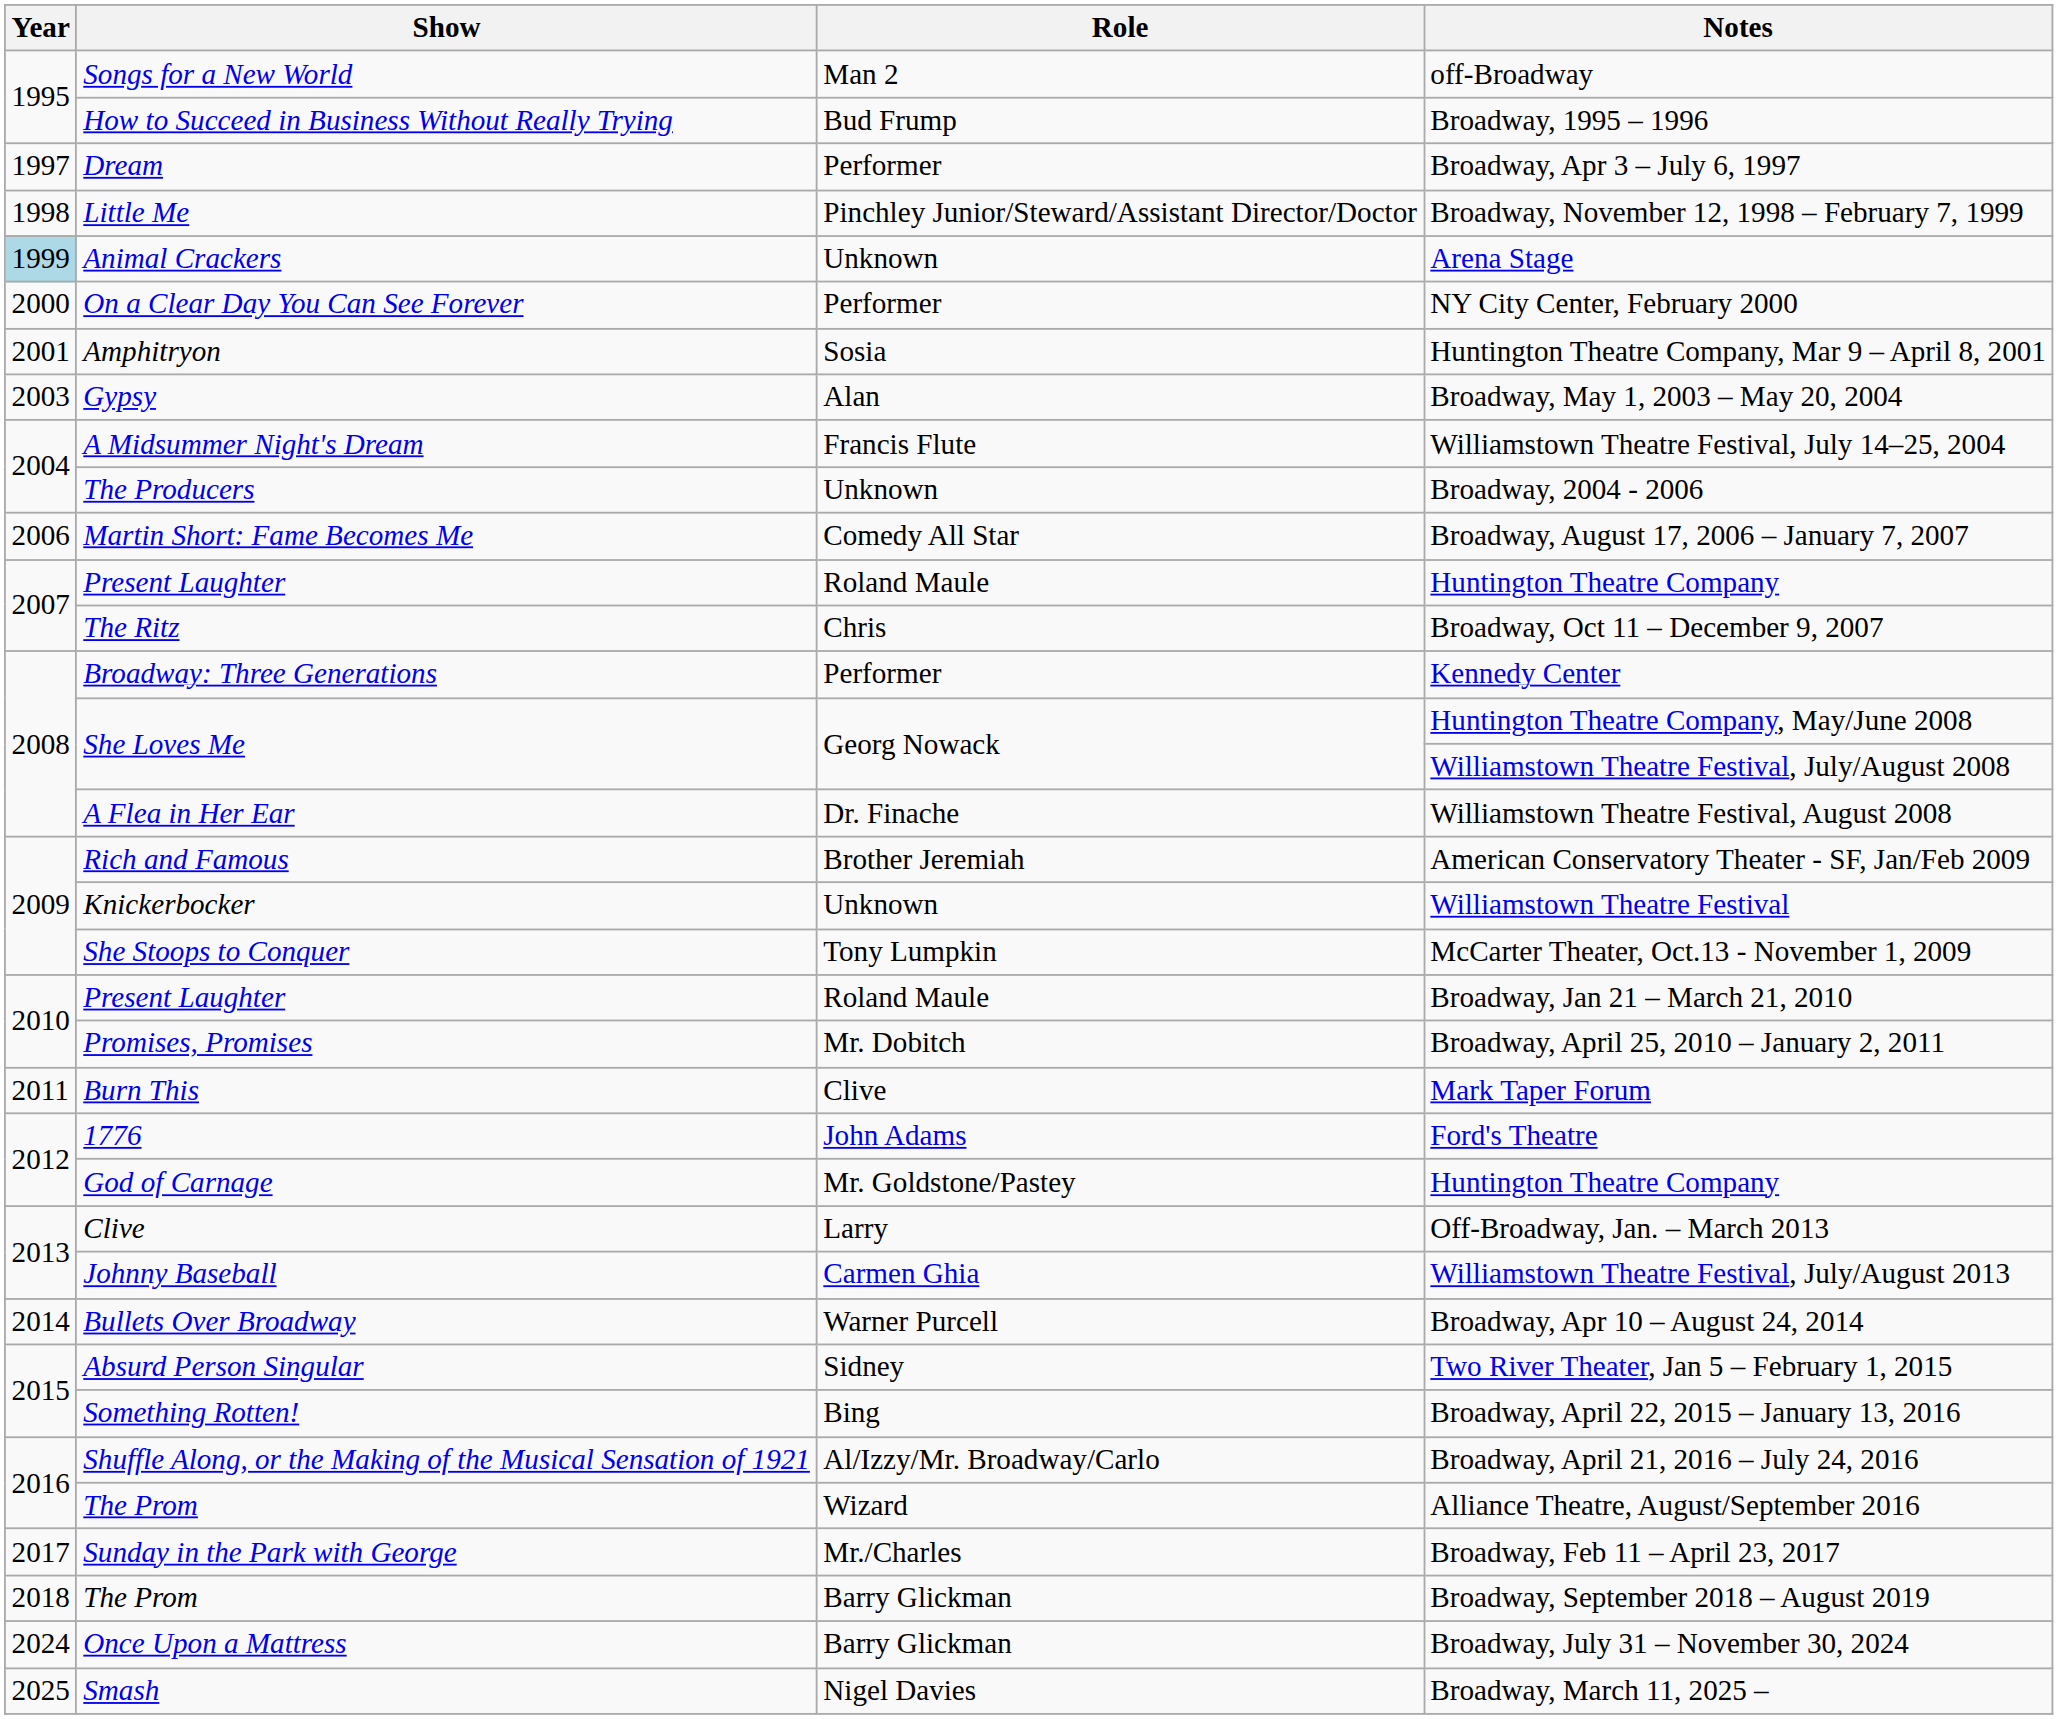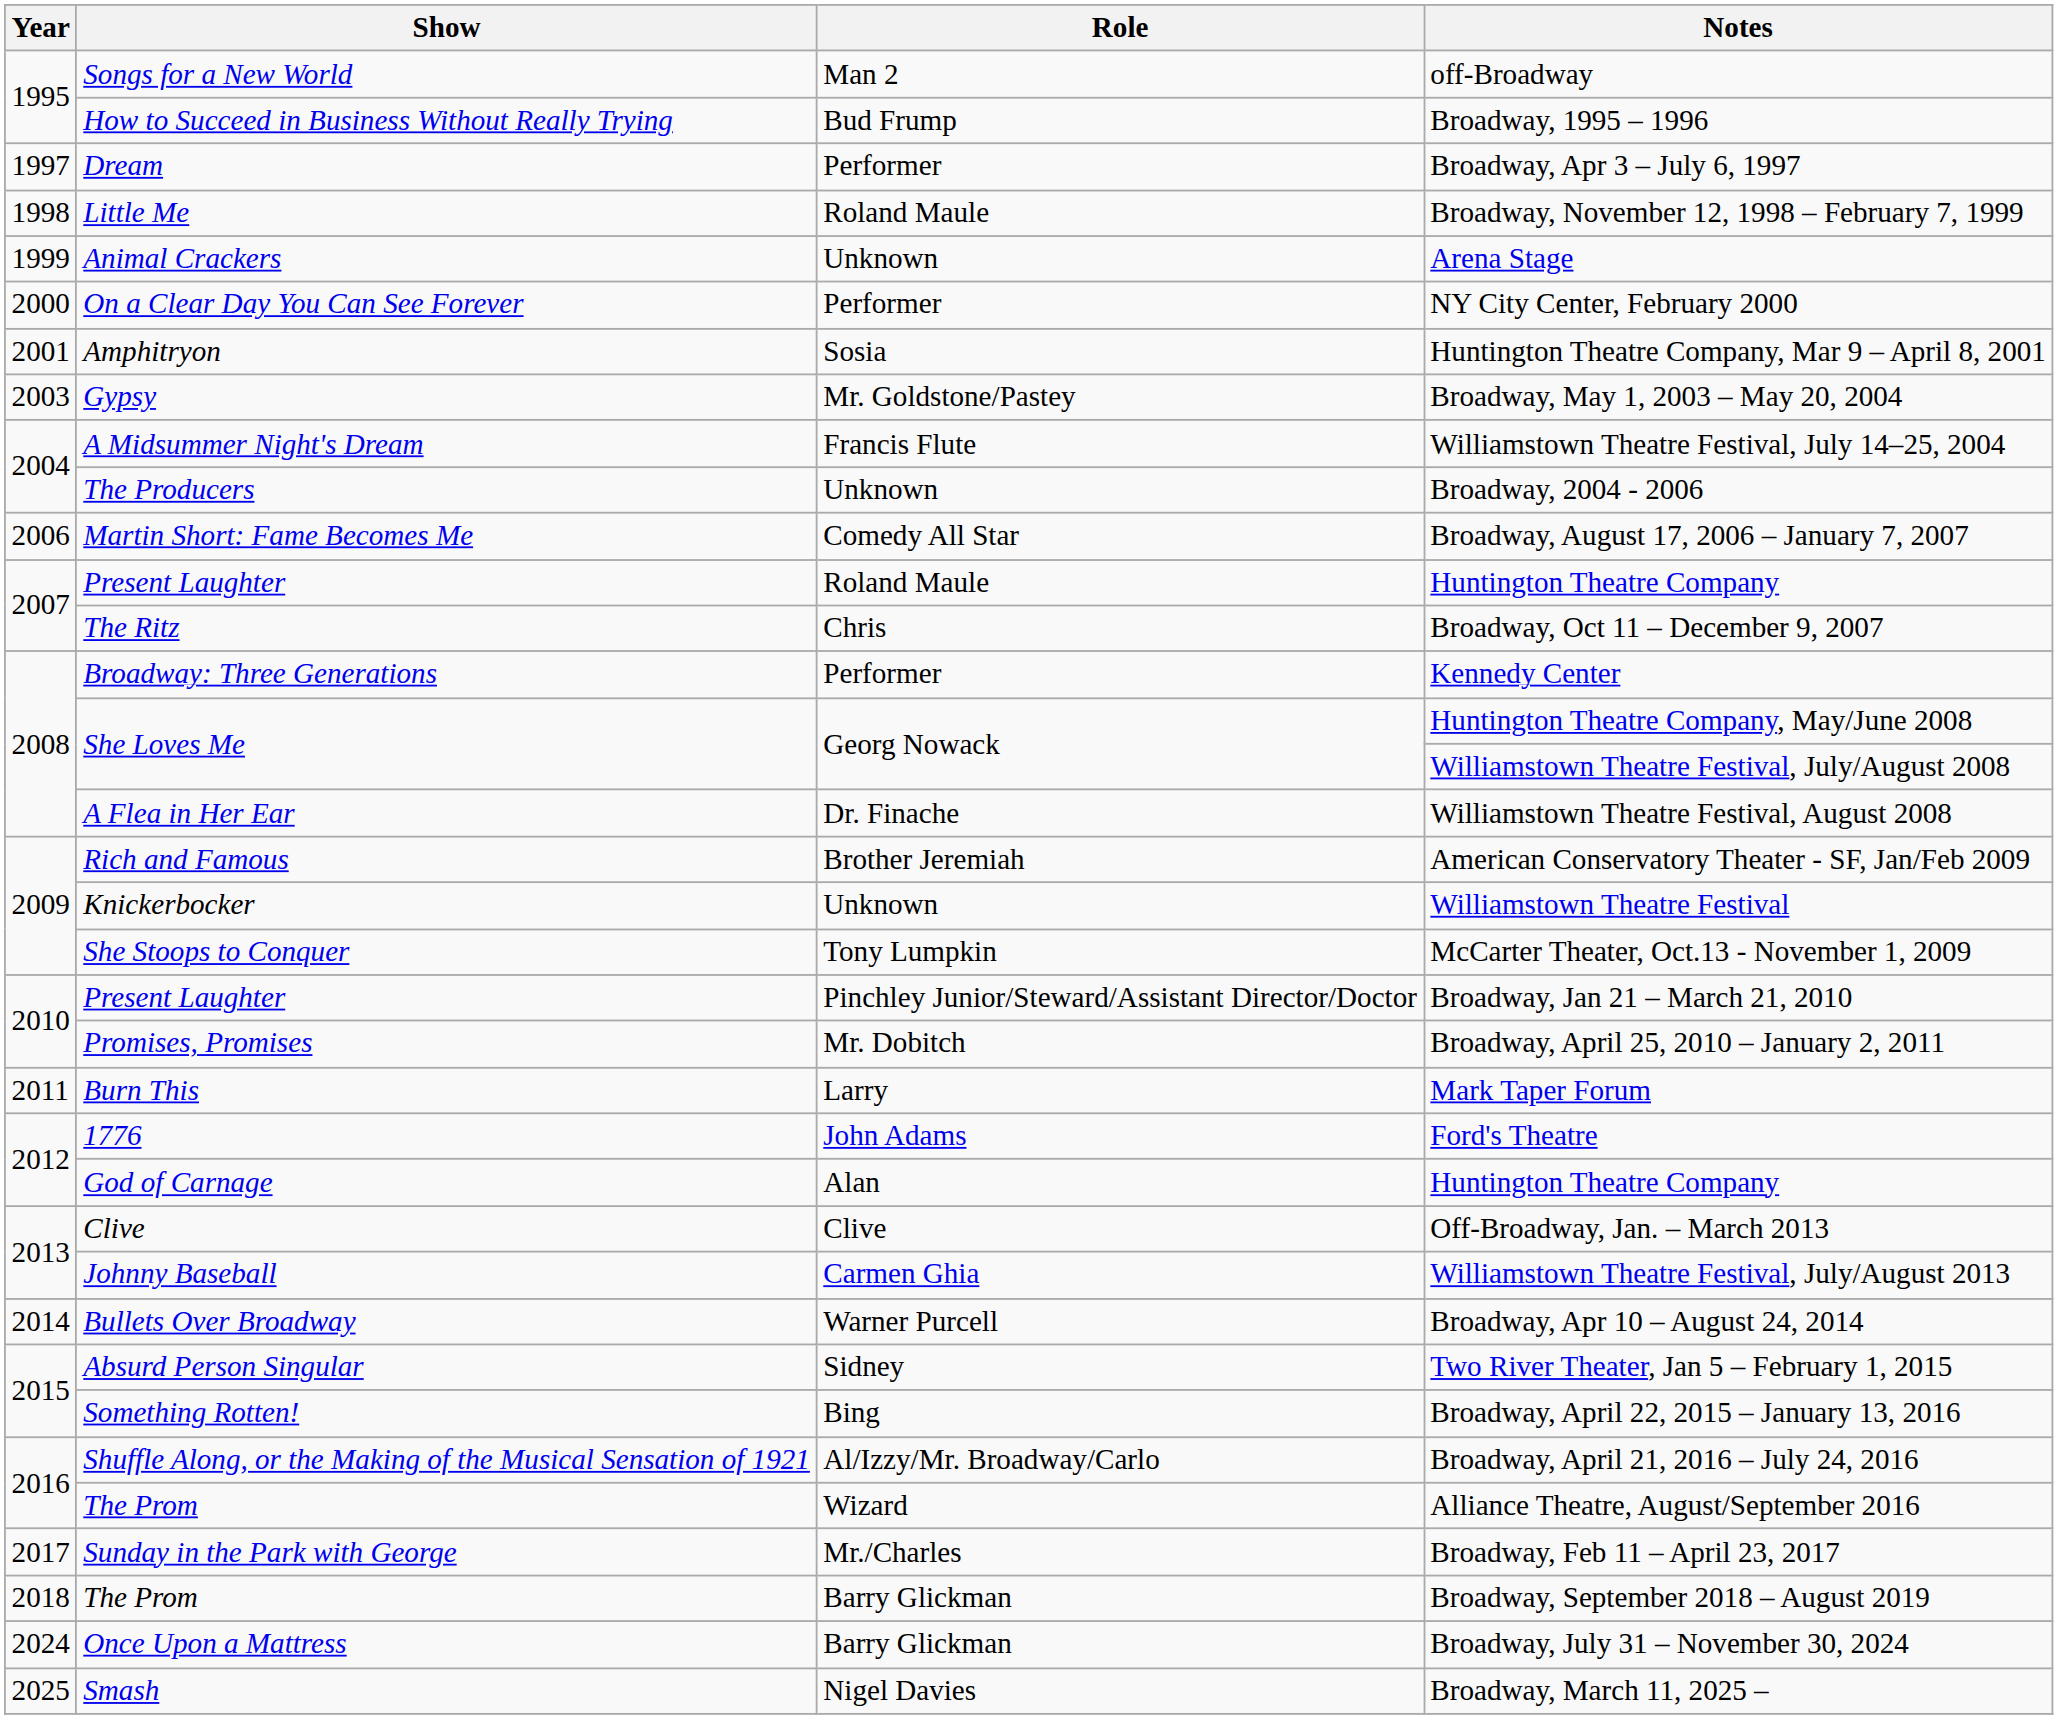(1120, 212) Pinchley Junior/Steward/Assistant Director/Doctor -> (906, 212) Roland Maule
(41, 258) lightblue background -> (41, 258) no background
(852, 397) Alan -> (949, 397) Mr. Goldstone/Pastey
(906, 997) Roland Maule -> (1120, 997) Pinchley Junior/Steward/Assistant Director/Doctor
(855, 1089) Clive -> (856, 1089) Larry
(949, 1182) Mr. Goldstone/Pastey -> (852, 1182) Alan
(856, 1228) Larry -> (855, 1228) Clive
